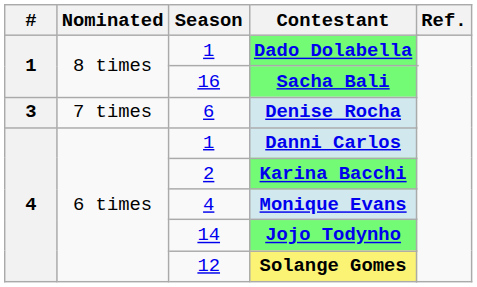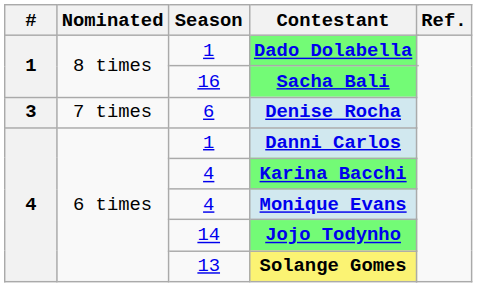(209, 174) 2 -> (209, 174) 4
(209, 266) 12 -> (209, 266) 13
